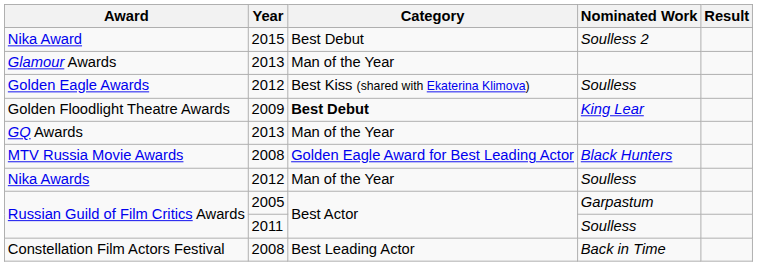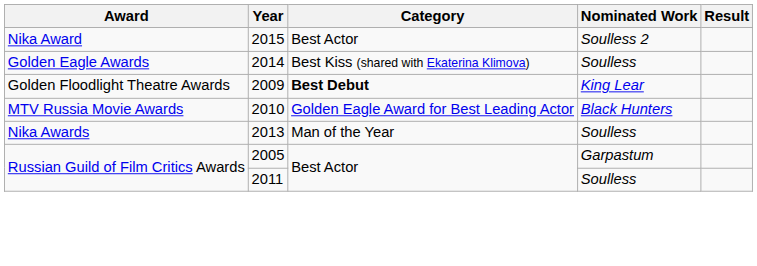(328, 39) Best Debut -> (325, 39) Best Actor
- row: (62, 62)
(268, 86) 2012 -> (268, 62) 2014
- row: (45, 132)
(268, 156) 2008 -> (268, 109) 2010
(268, 179) 2012 -> (268, 132) 2013
- row: (116, 249)
